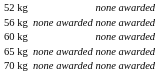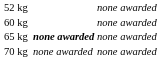- row: (16, 22)
(63, 51) normal -> (64, 37) bold
